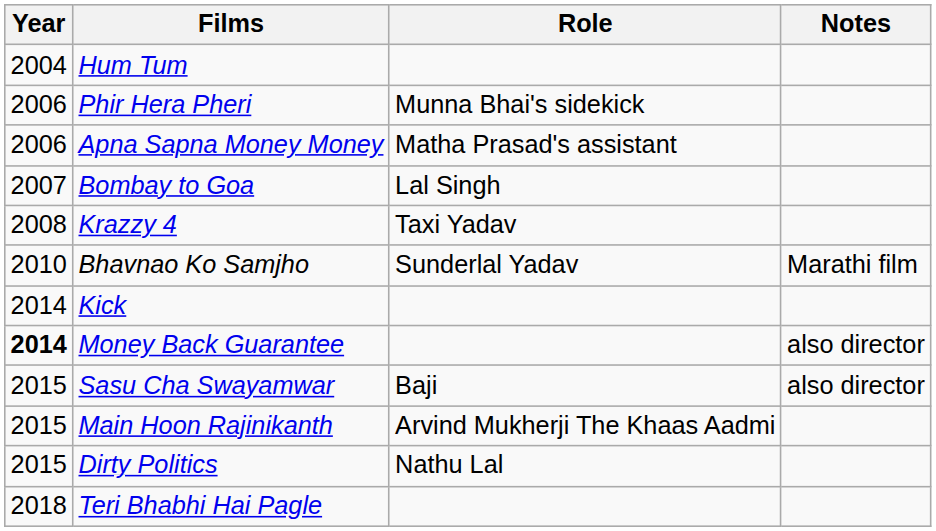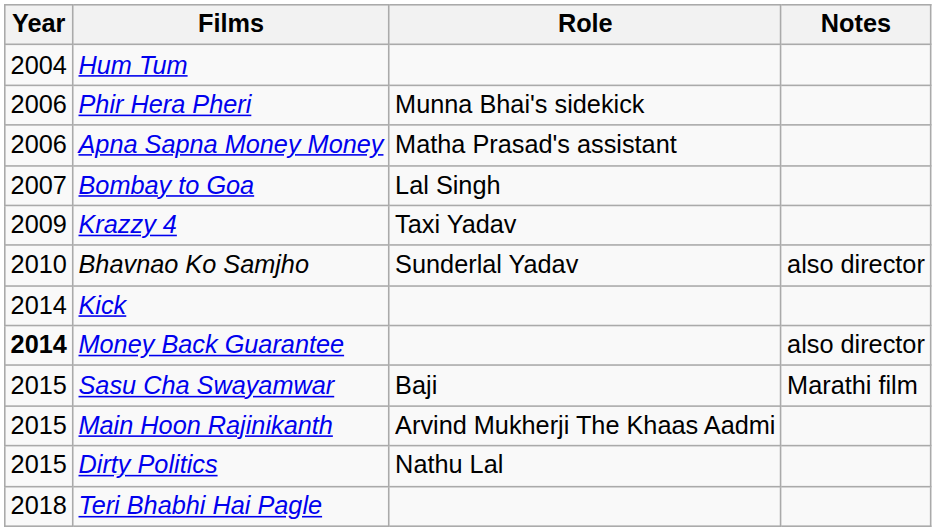(39, 225) 2008 -> (39, 225) 2009
(852, 265) Marathi film -> (856, 265) also director
(856, 385) also director -> (852, 385) Marathi film
